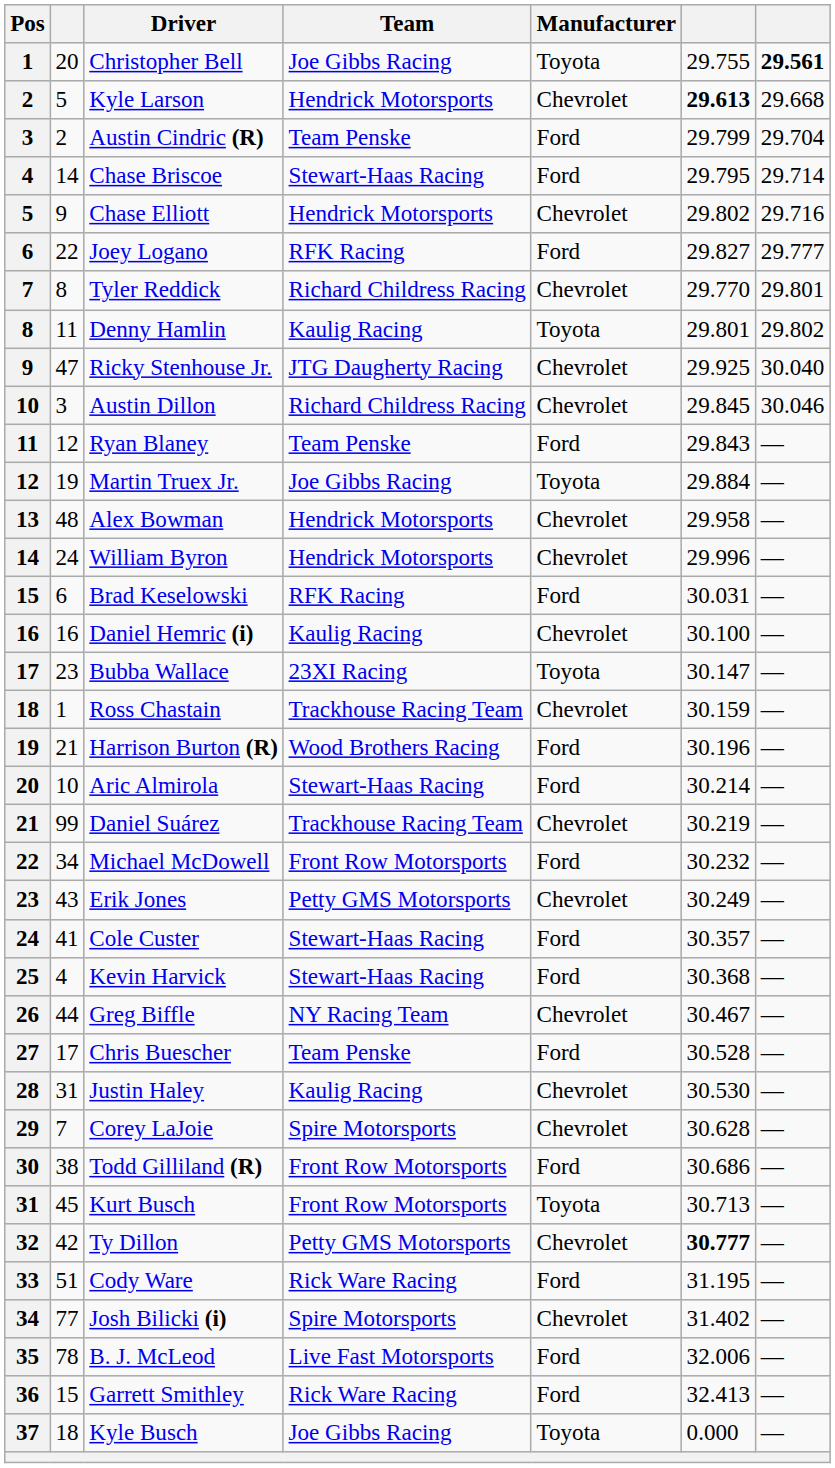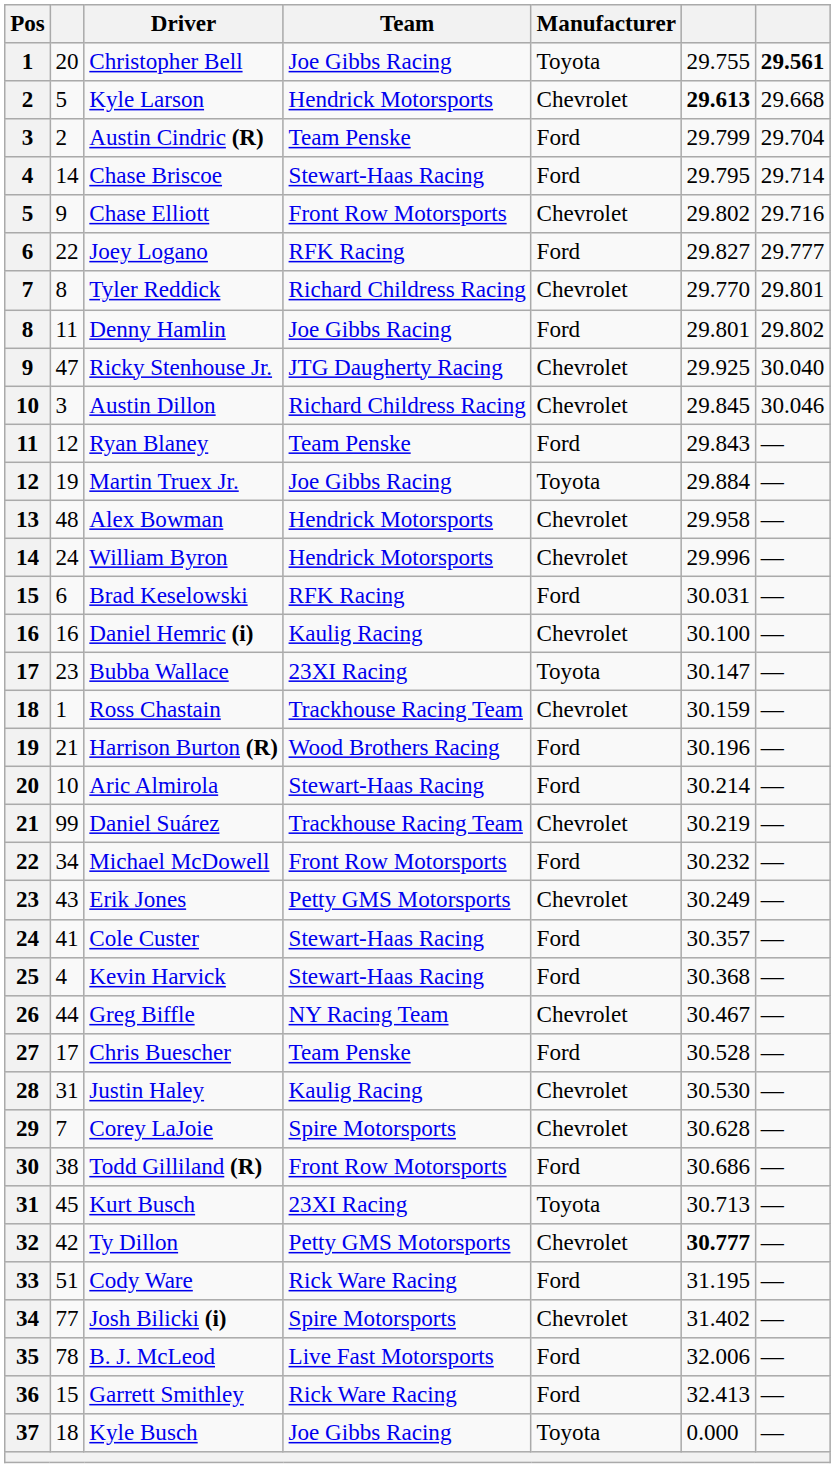(391, 214) Hendrick Motorsports -> (398, 214) Front Row Motorsports
(356, 328) Kaulig Racing -> (370, 328) Joe Gibbs Racing
(568, 328) Toyota -> (558, 328) Ford
(398, 1204) Front Row Motorsports -> (348, 1204) 23XI Racing
